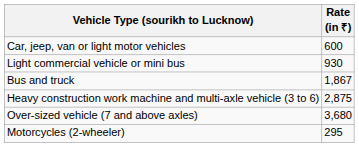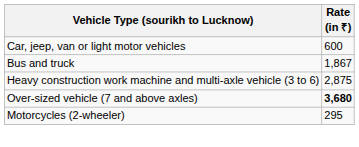- row: (96, 63)
(338, 115) normal -> (338, 98) bold
